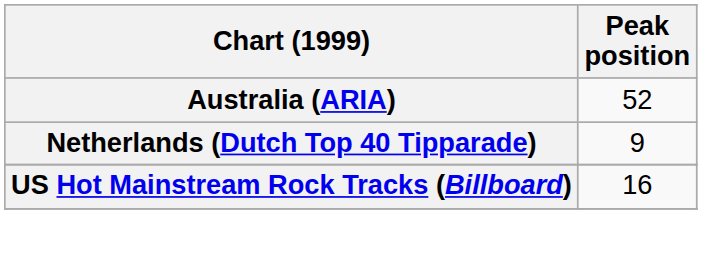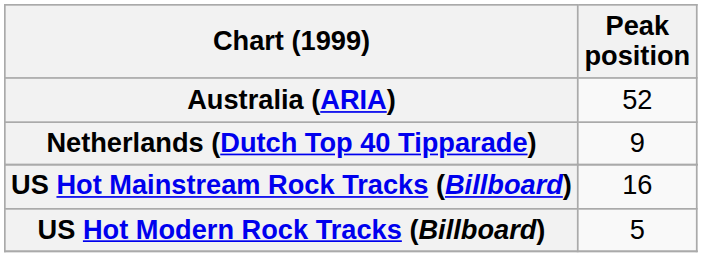+ row: (291, 229)
